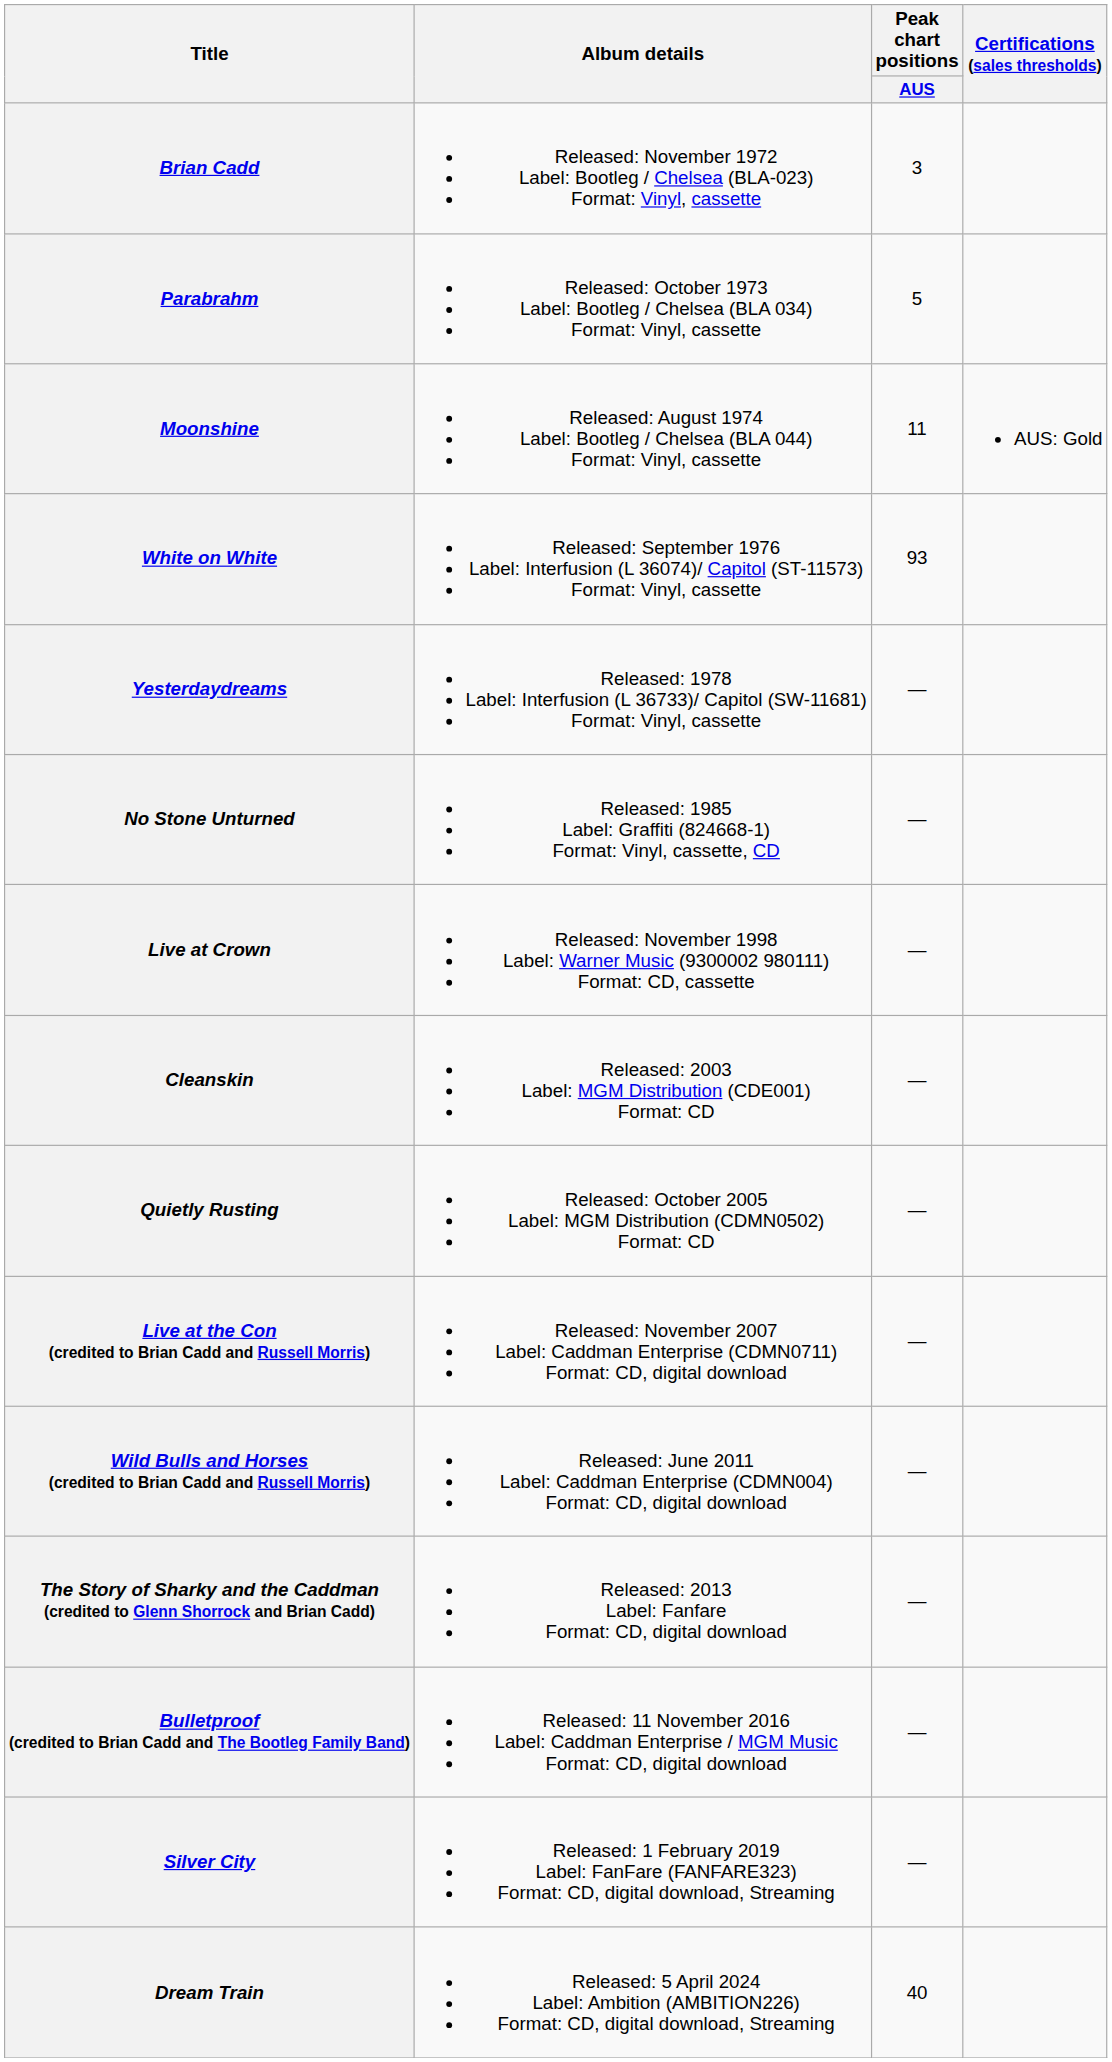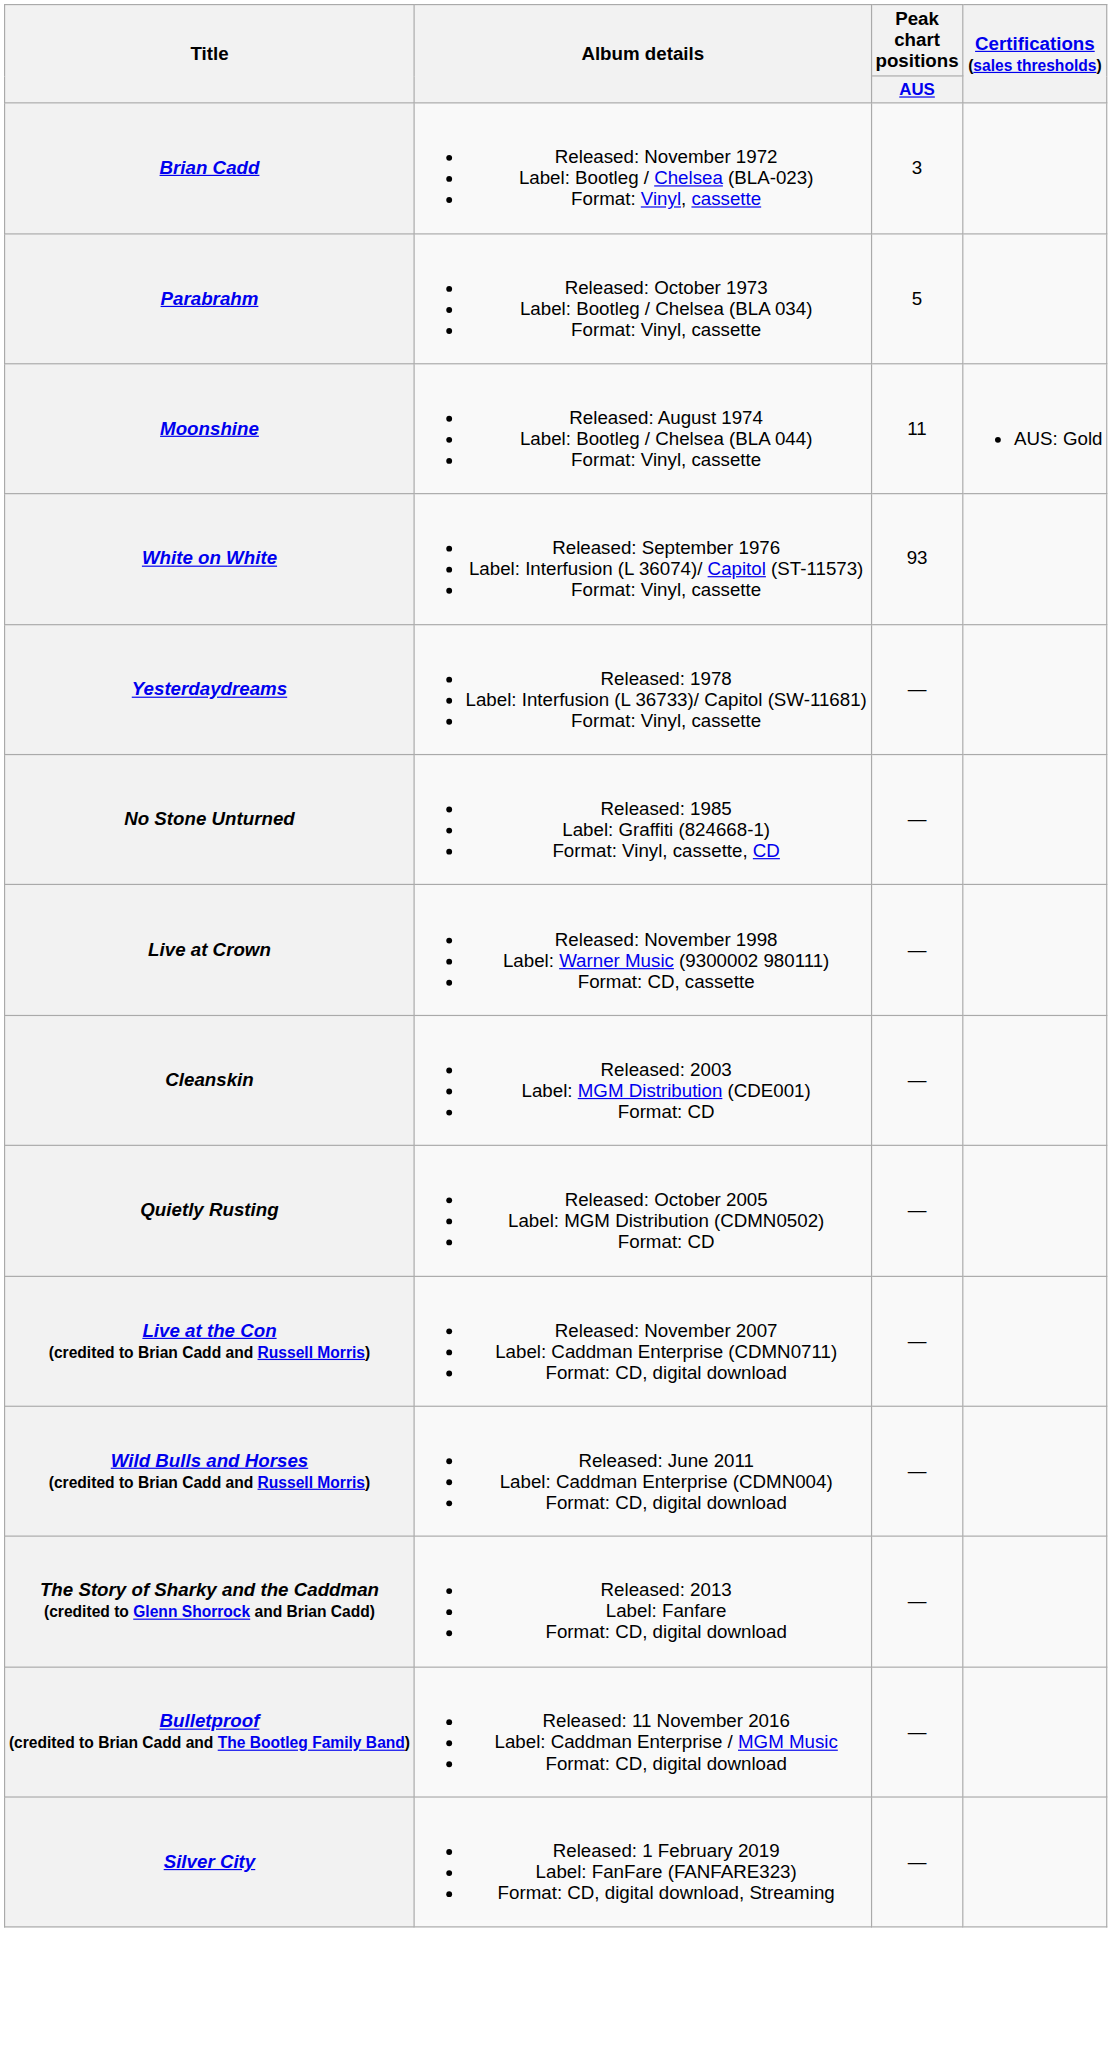- row: (209, 1992)
